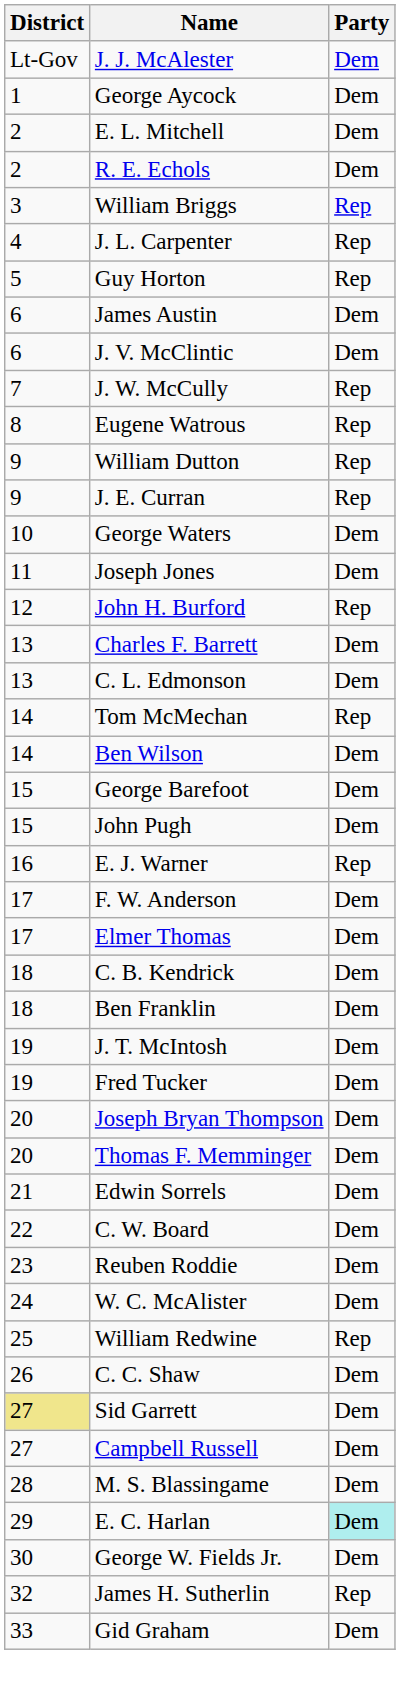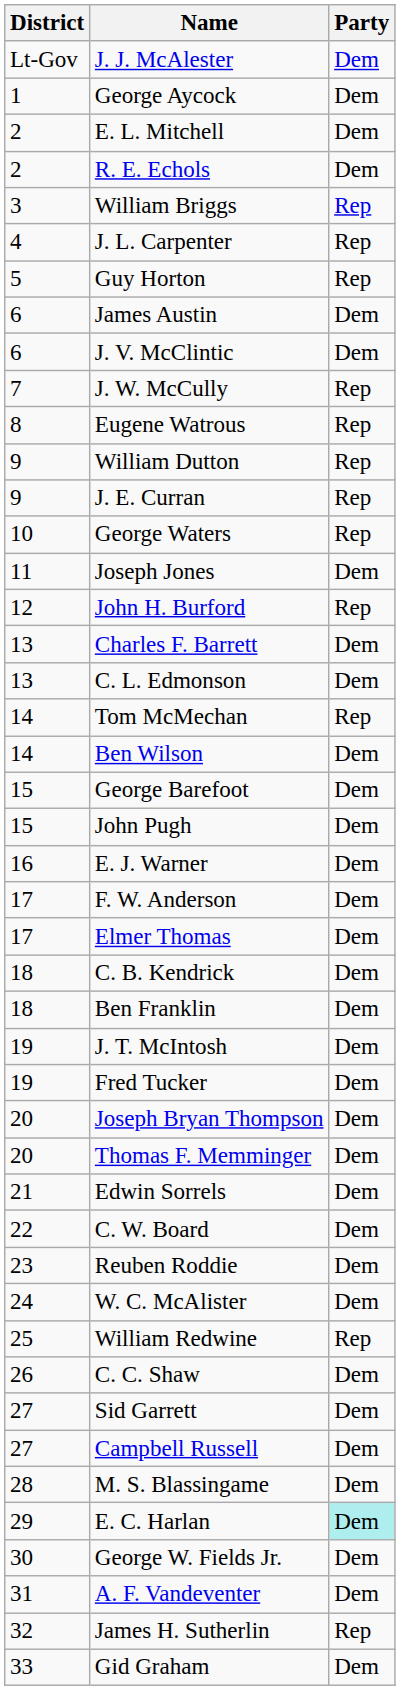(357, 534) Dem -> (353, 534) Rep
(353, 863) Rep -> (357, 863) Dem
(22, 1411) khaki background -> (22, 1411) no background
+ row: (178, 1593)
